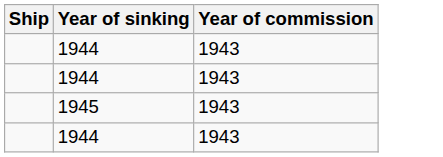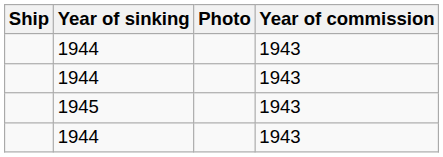+ column: (224, 19)
